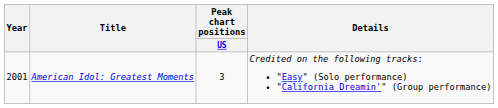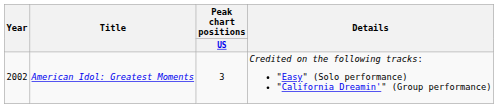(17, 78) 2001 -> (17, 78) 2002
